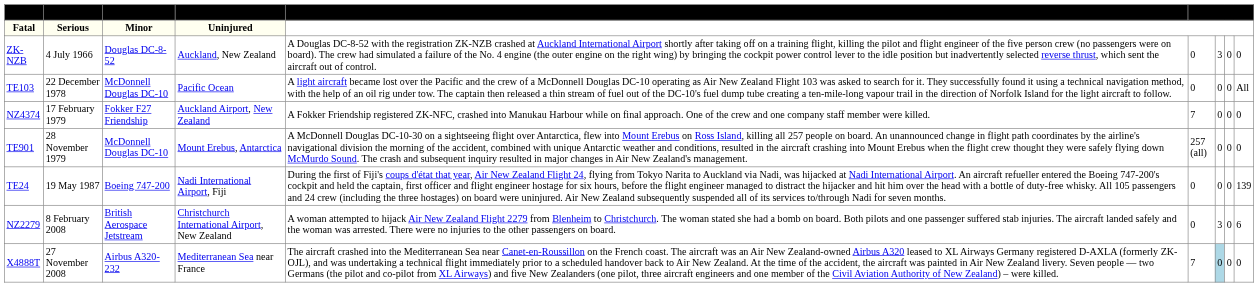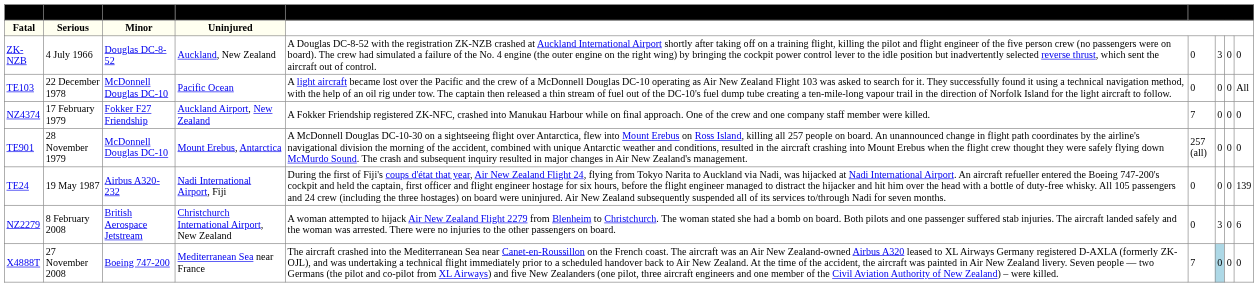(137, 186) Boeing 747-200 -> (132, 186) Airbus A320-232
(132, 263) Airbus A320-232 -> (137, 263) Boeing 747-200
